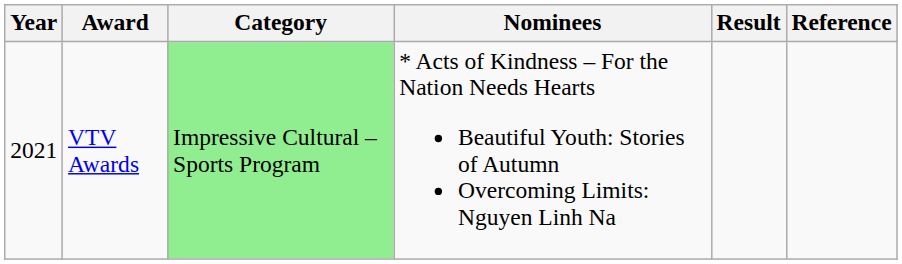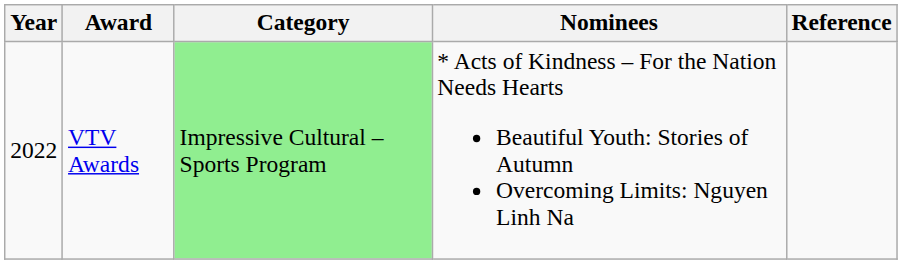- column: (749, 23)
(34, 150) 2021 -> (34, 150) 2022
